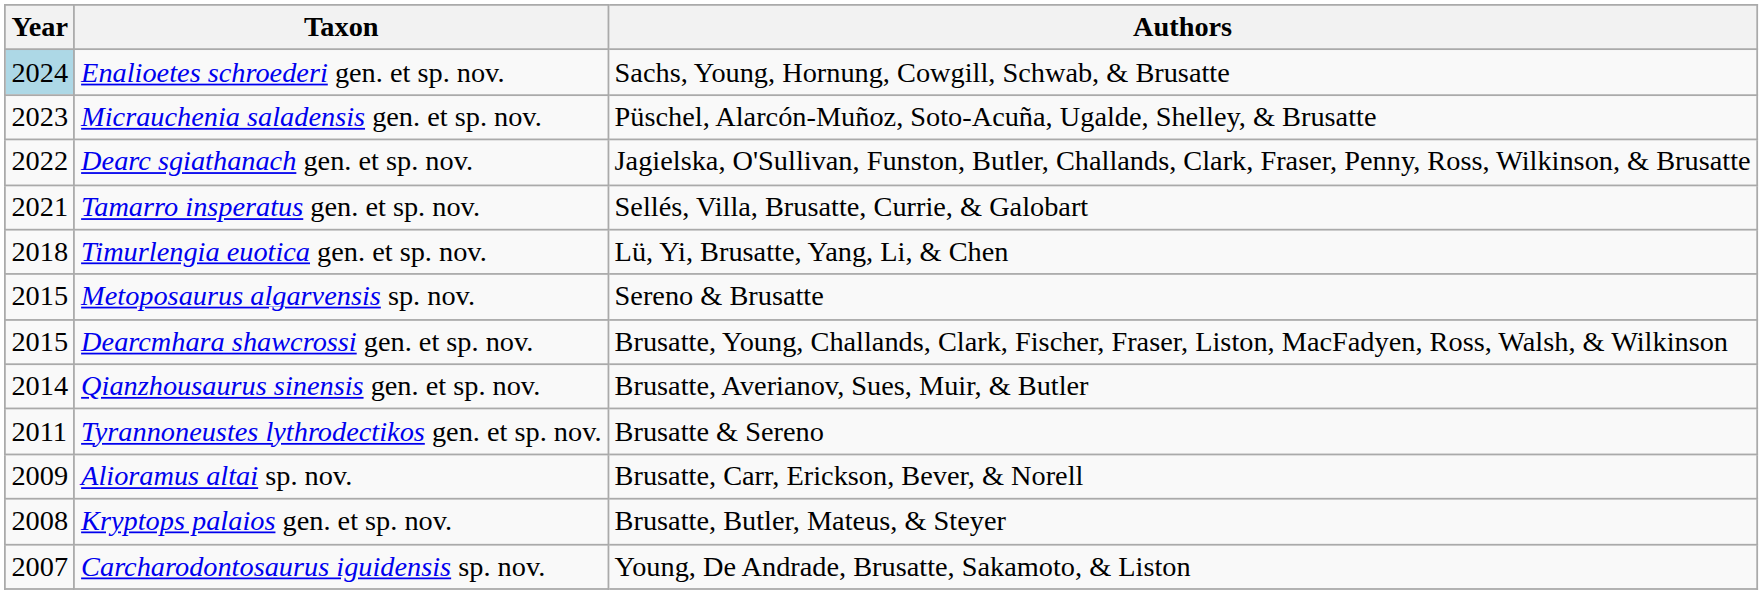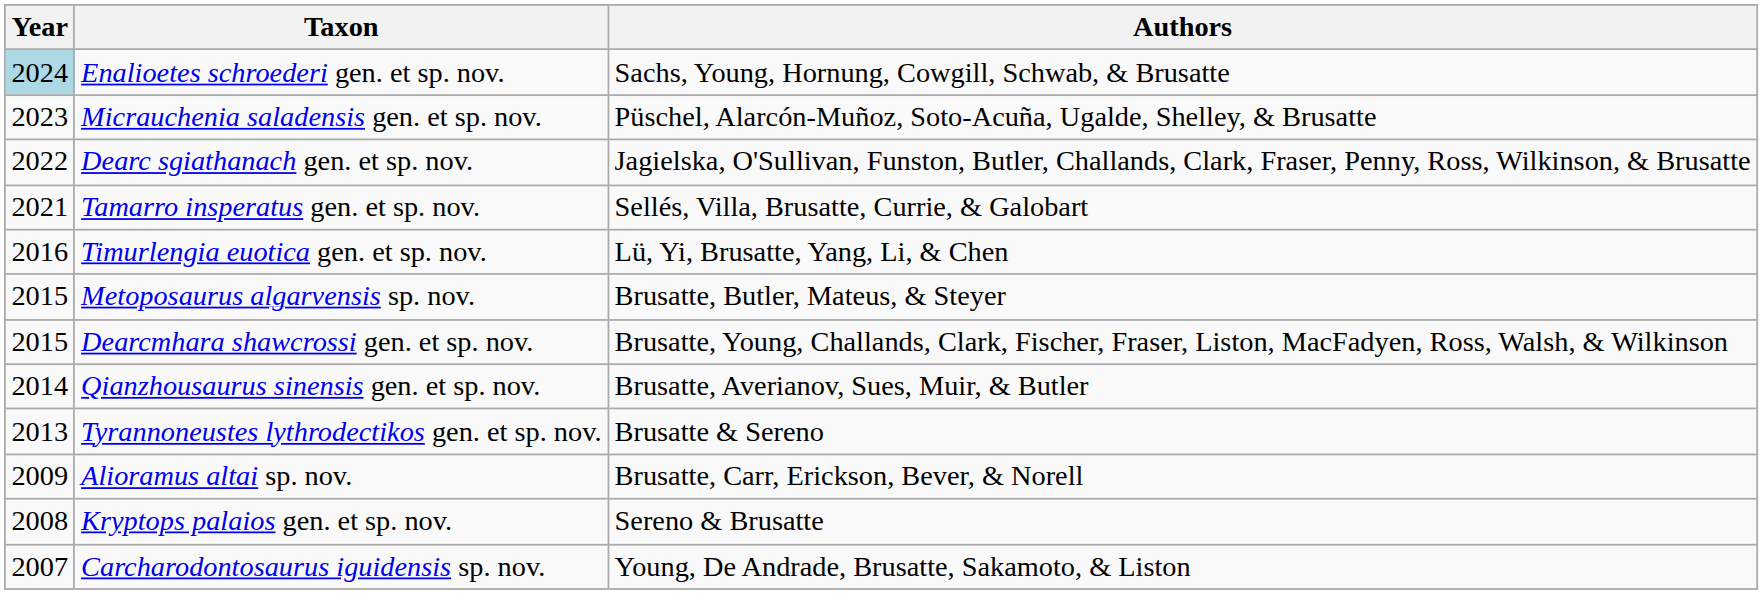(40, 251) 2018 -> (40, 251) 2016
(719, 296) Sereno & Brusatte -> (810, 296) Brusatte, Butler, Mateus, & Steyer
(39, 431) 2011 -> (40, 431) 2013
(810, 521) Brusatte, Butler, Mateus, & Steyer -> (719, 521) Sereno & Brusatte
